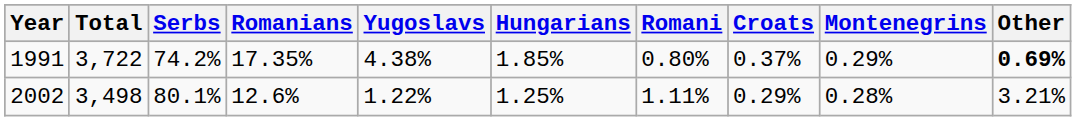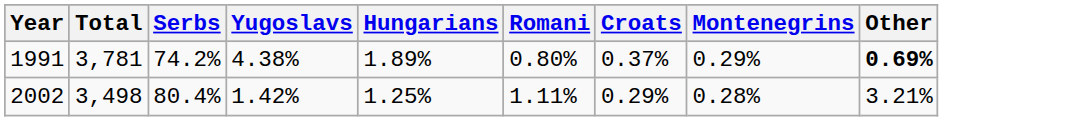- column: (292, 23)
(109, 60) 3,722 -> (109, 60) 3,781
(529, 60) 1.85% -> (397, 60) 1.89%
(187, 97) 80.1% -> (187, 97) 80.4%
(397, 97) 1.22% -> (265, 97) 1.42%
